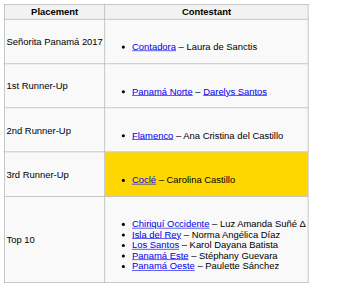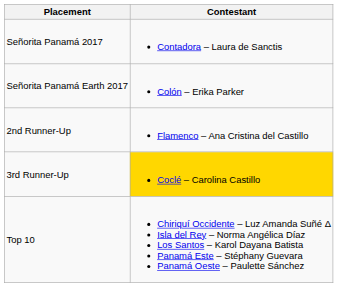+ row: (67, 86)
- row: (37, 86)
